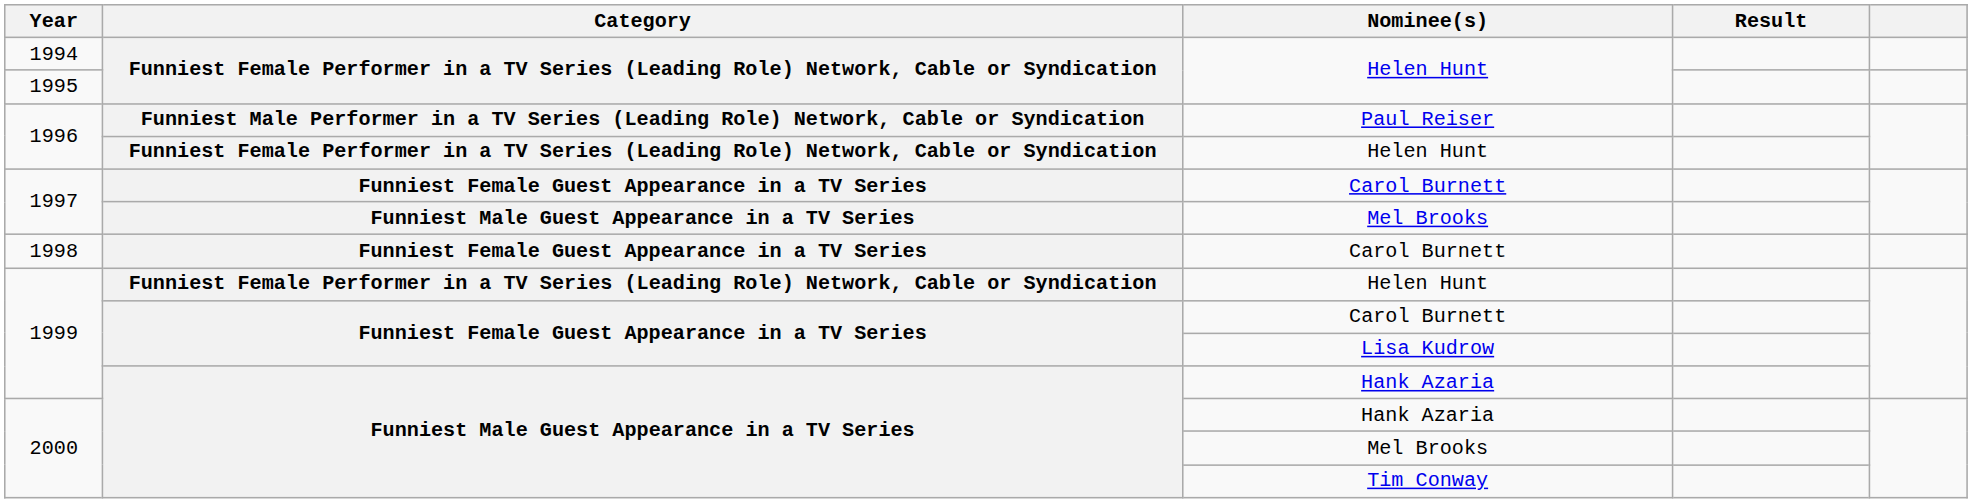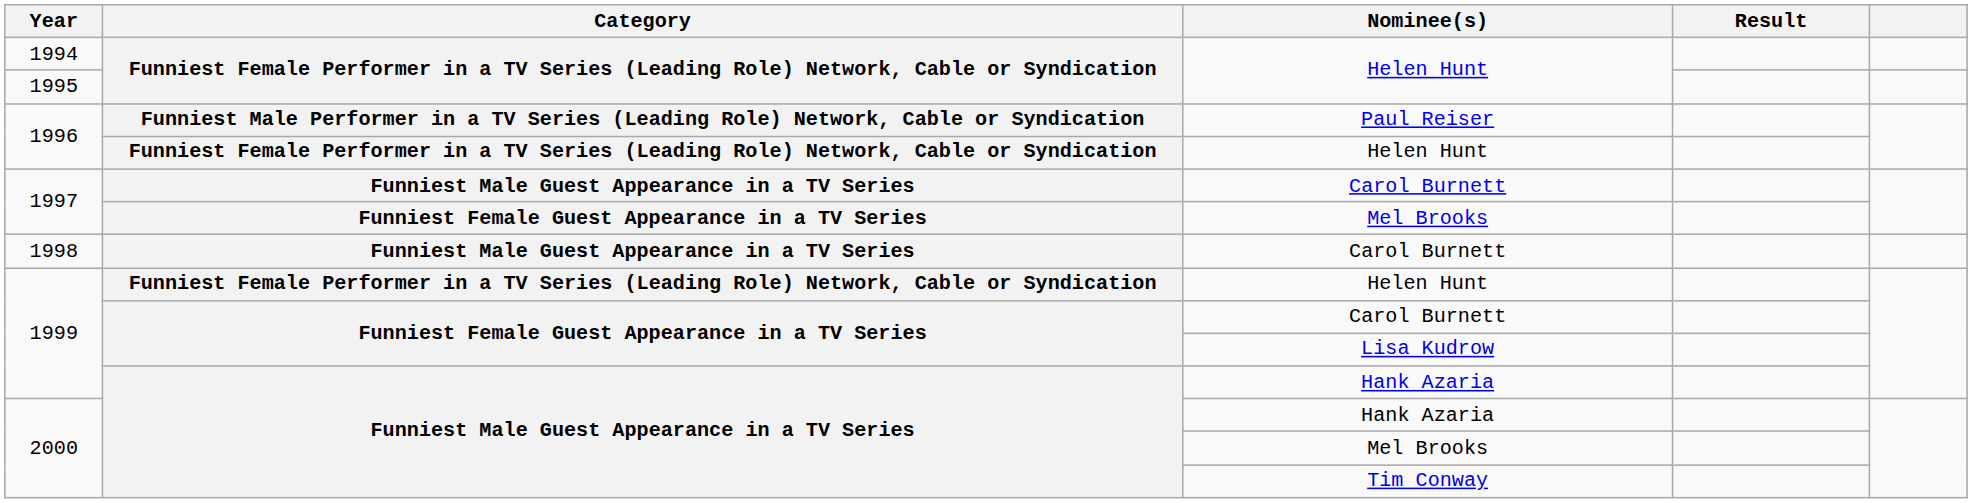(643, 185) Funniest Female Guest Appearance in a TV Series -> (643, 185) Funniest Male Guest Appearance in a TV Series
(643, 218) Funniest Male Guest Appearance in a TV Series -> (643, 218) Funniest Female Guest Appearance in a TV Series
(643, 251) Funniest Female Guest Appearance in a TV Series -> (643, 251) Funniest Male Guest Appearance in a TV Series
